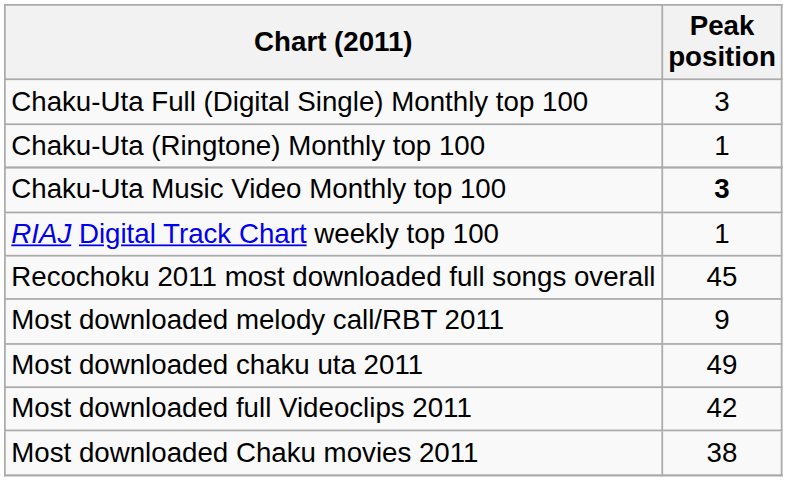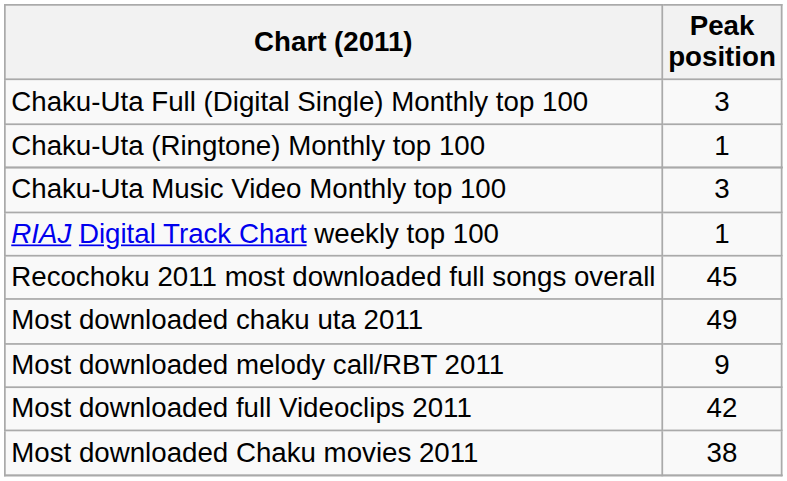(722, 189) bold -> (722, 189) normal
rows swapped: (217, 364) <-> (258, 320)
